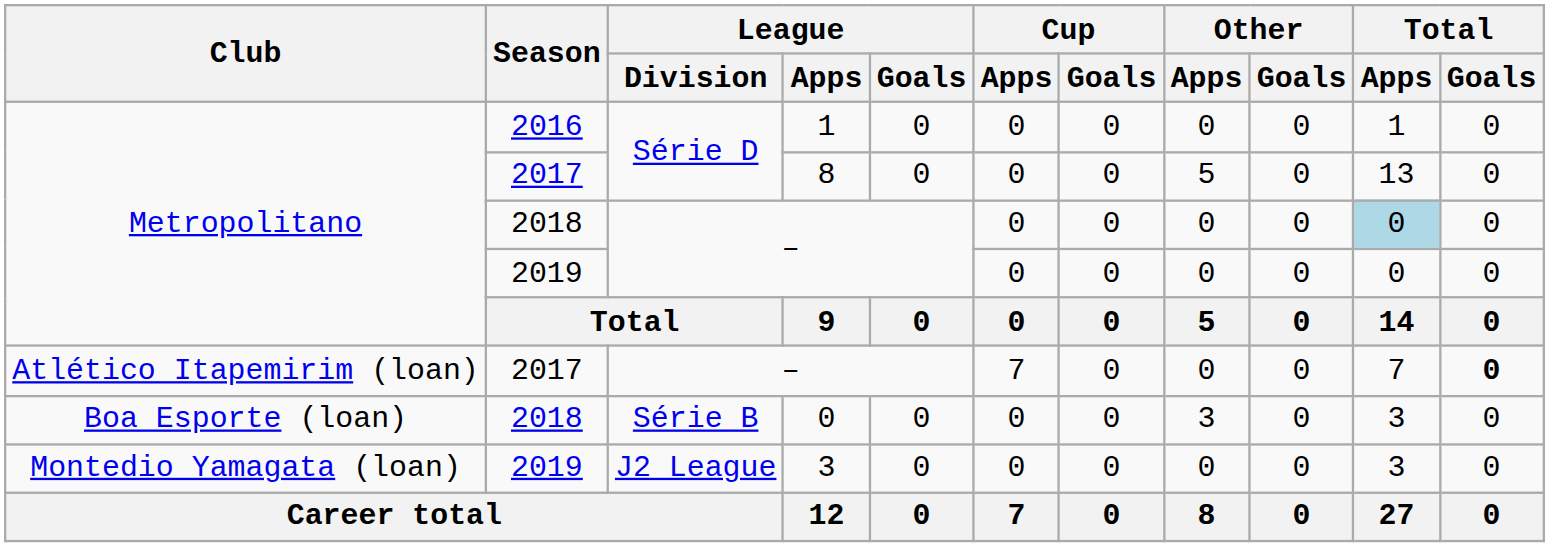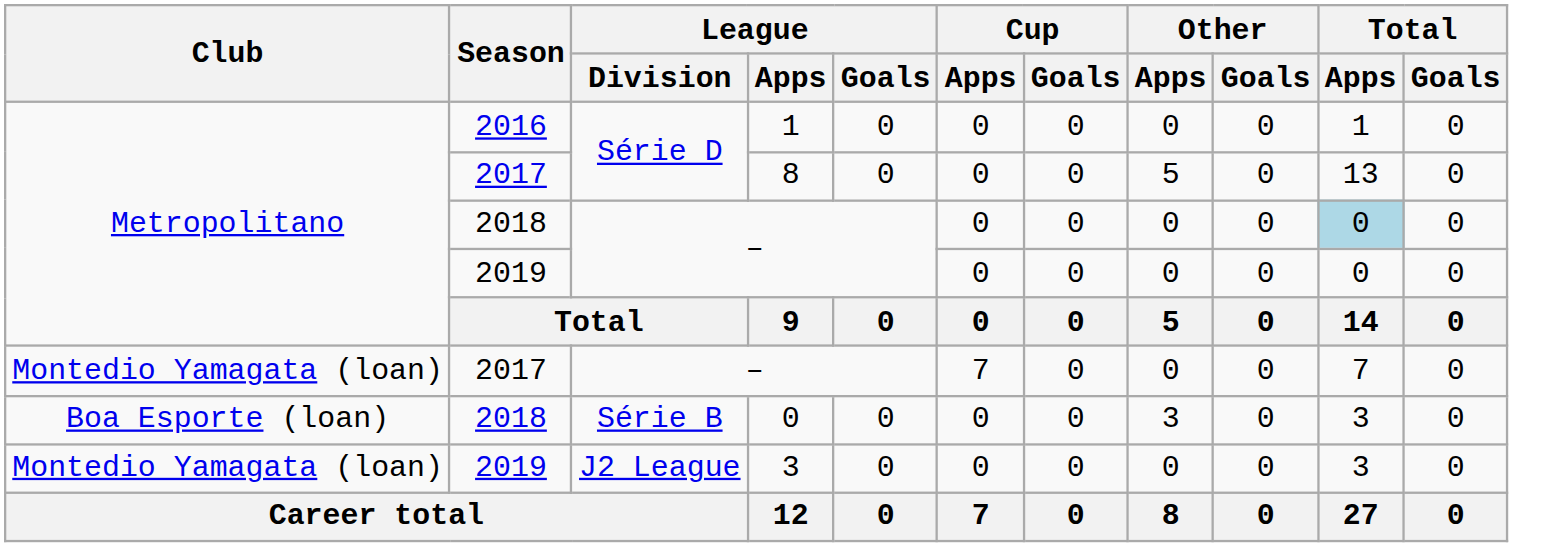(246, 371) Atlético Itapemirim (loan) -> (228, 371) Montedio Yamagata (loan)
(1492, 371) bold -> (1456, 371) normal
